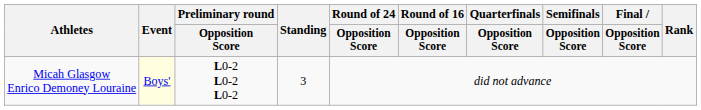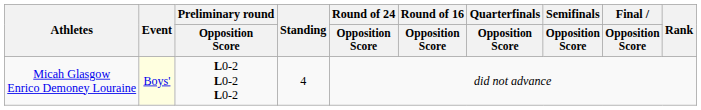(303, 81) 3 -> (303, 81) 4
